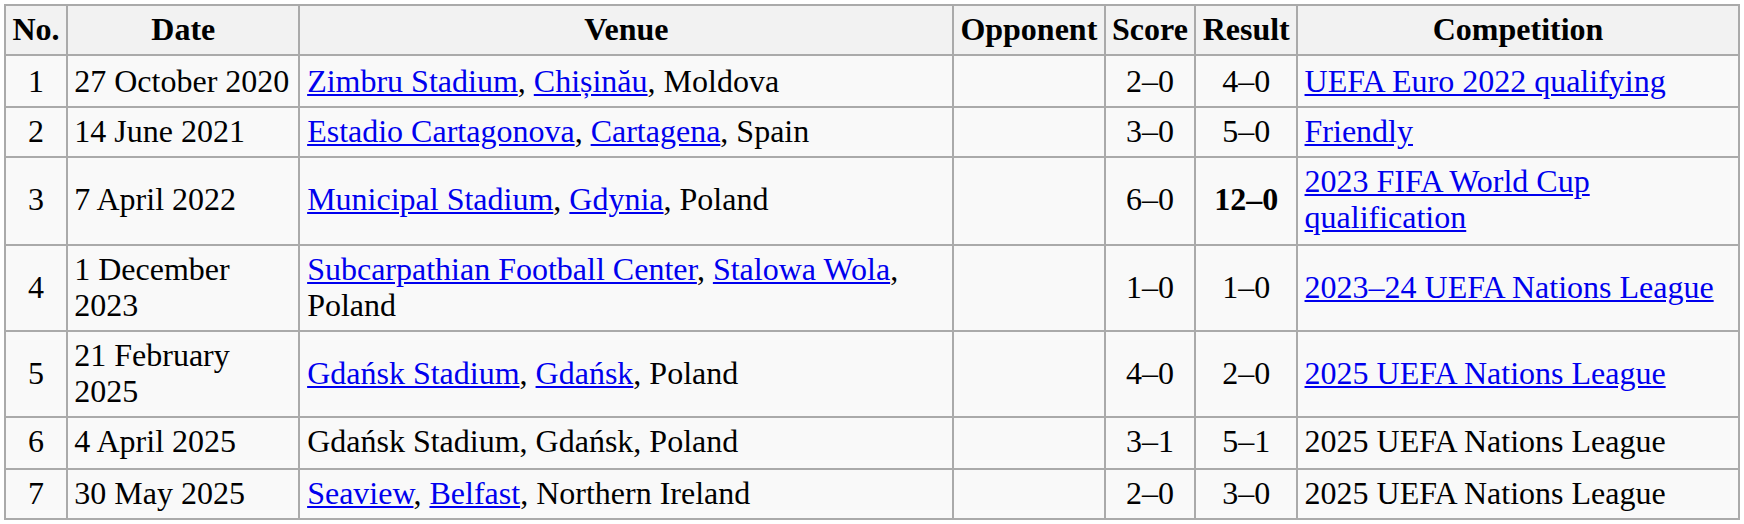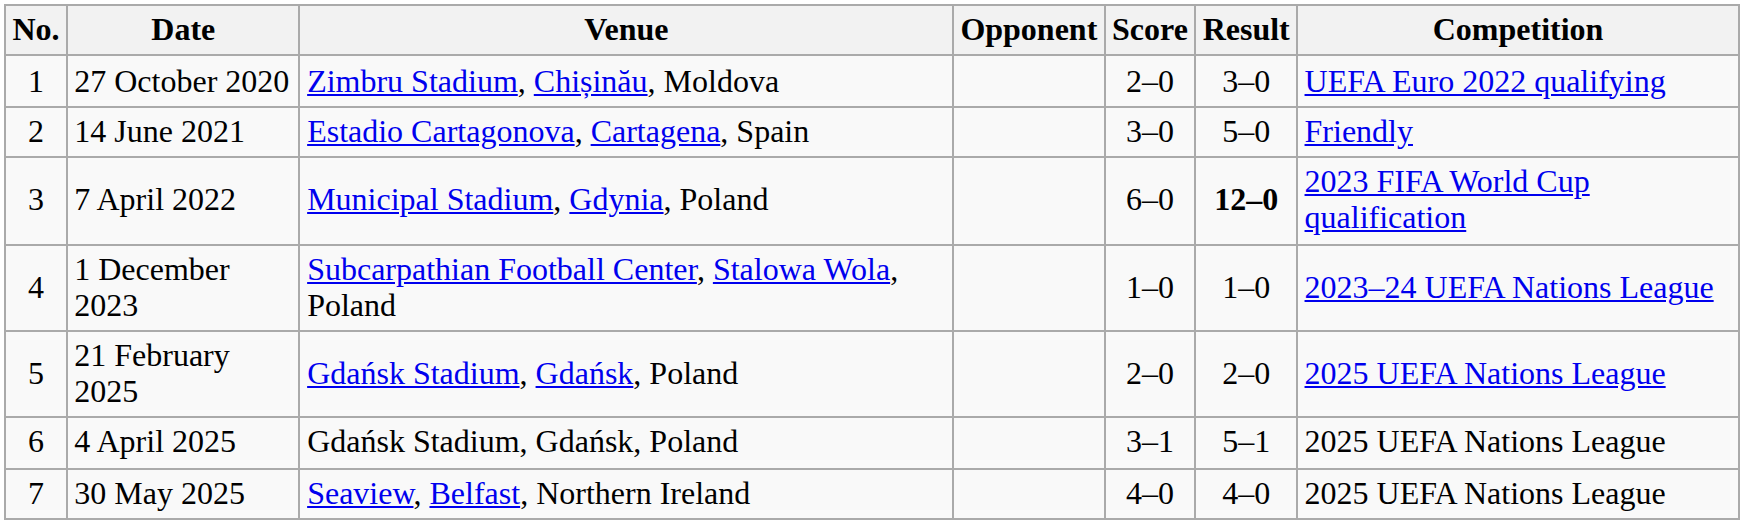(1246, 80) 4–0 -> (1246, 80) 3–0
(1150, 373) 4–0 -> (1150, 373) 2–0
(1150, 493) 2–0 -> (1150, 493) 4–0
(1246, 493) 3–0 -> (1246, 493) 4–0
